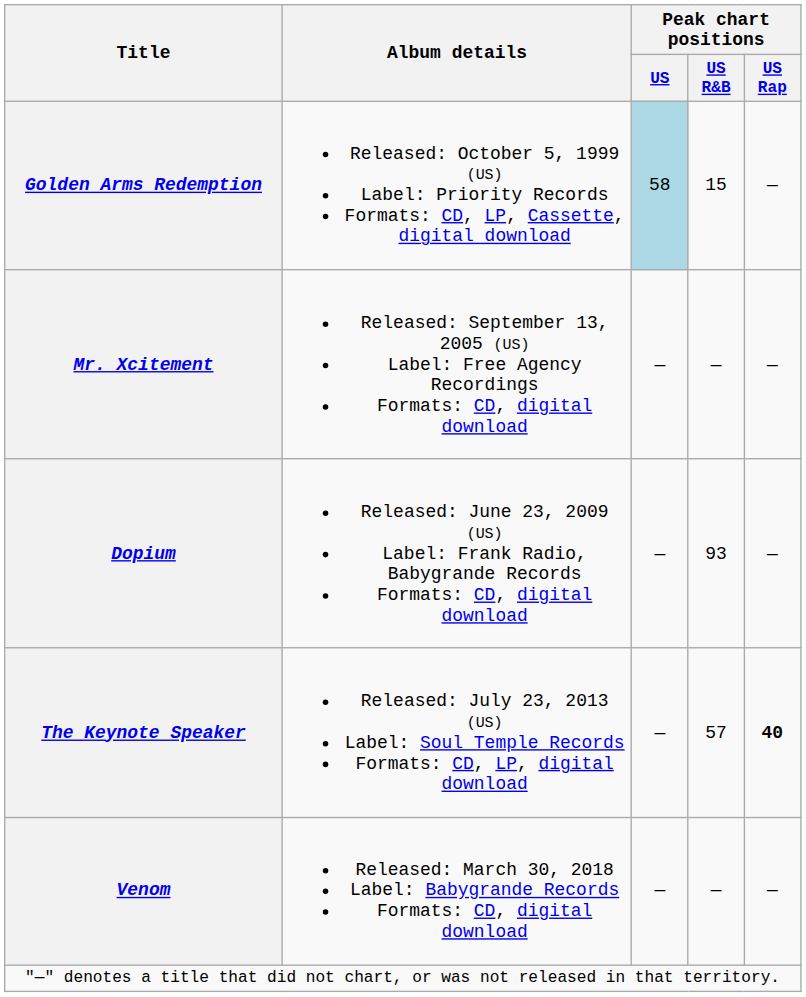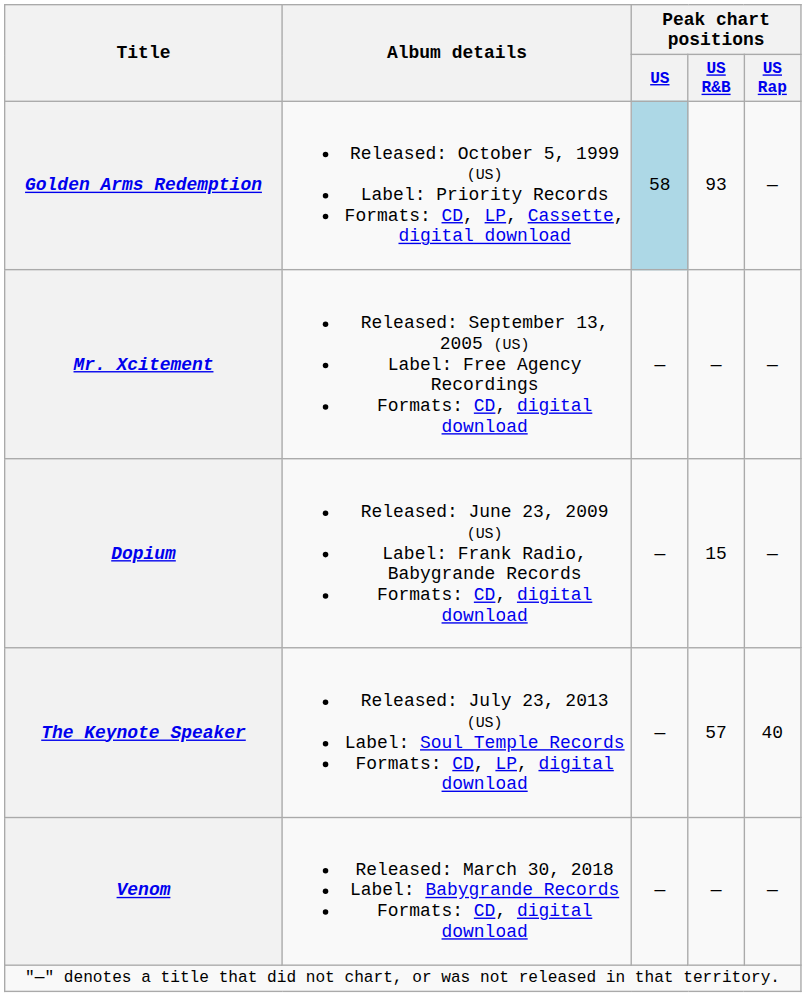(716, 185) 15 -> (716, 185) 93
(716, 554) 93 -> (716, 554) 15
(772, 733) bold -> (772, 733) normal
